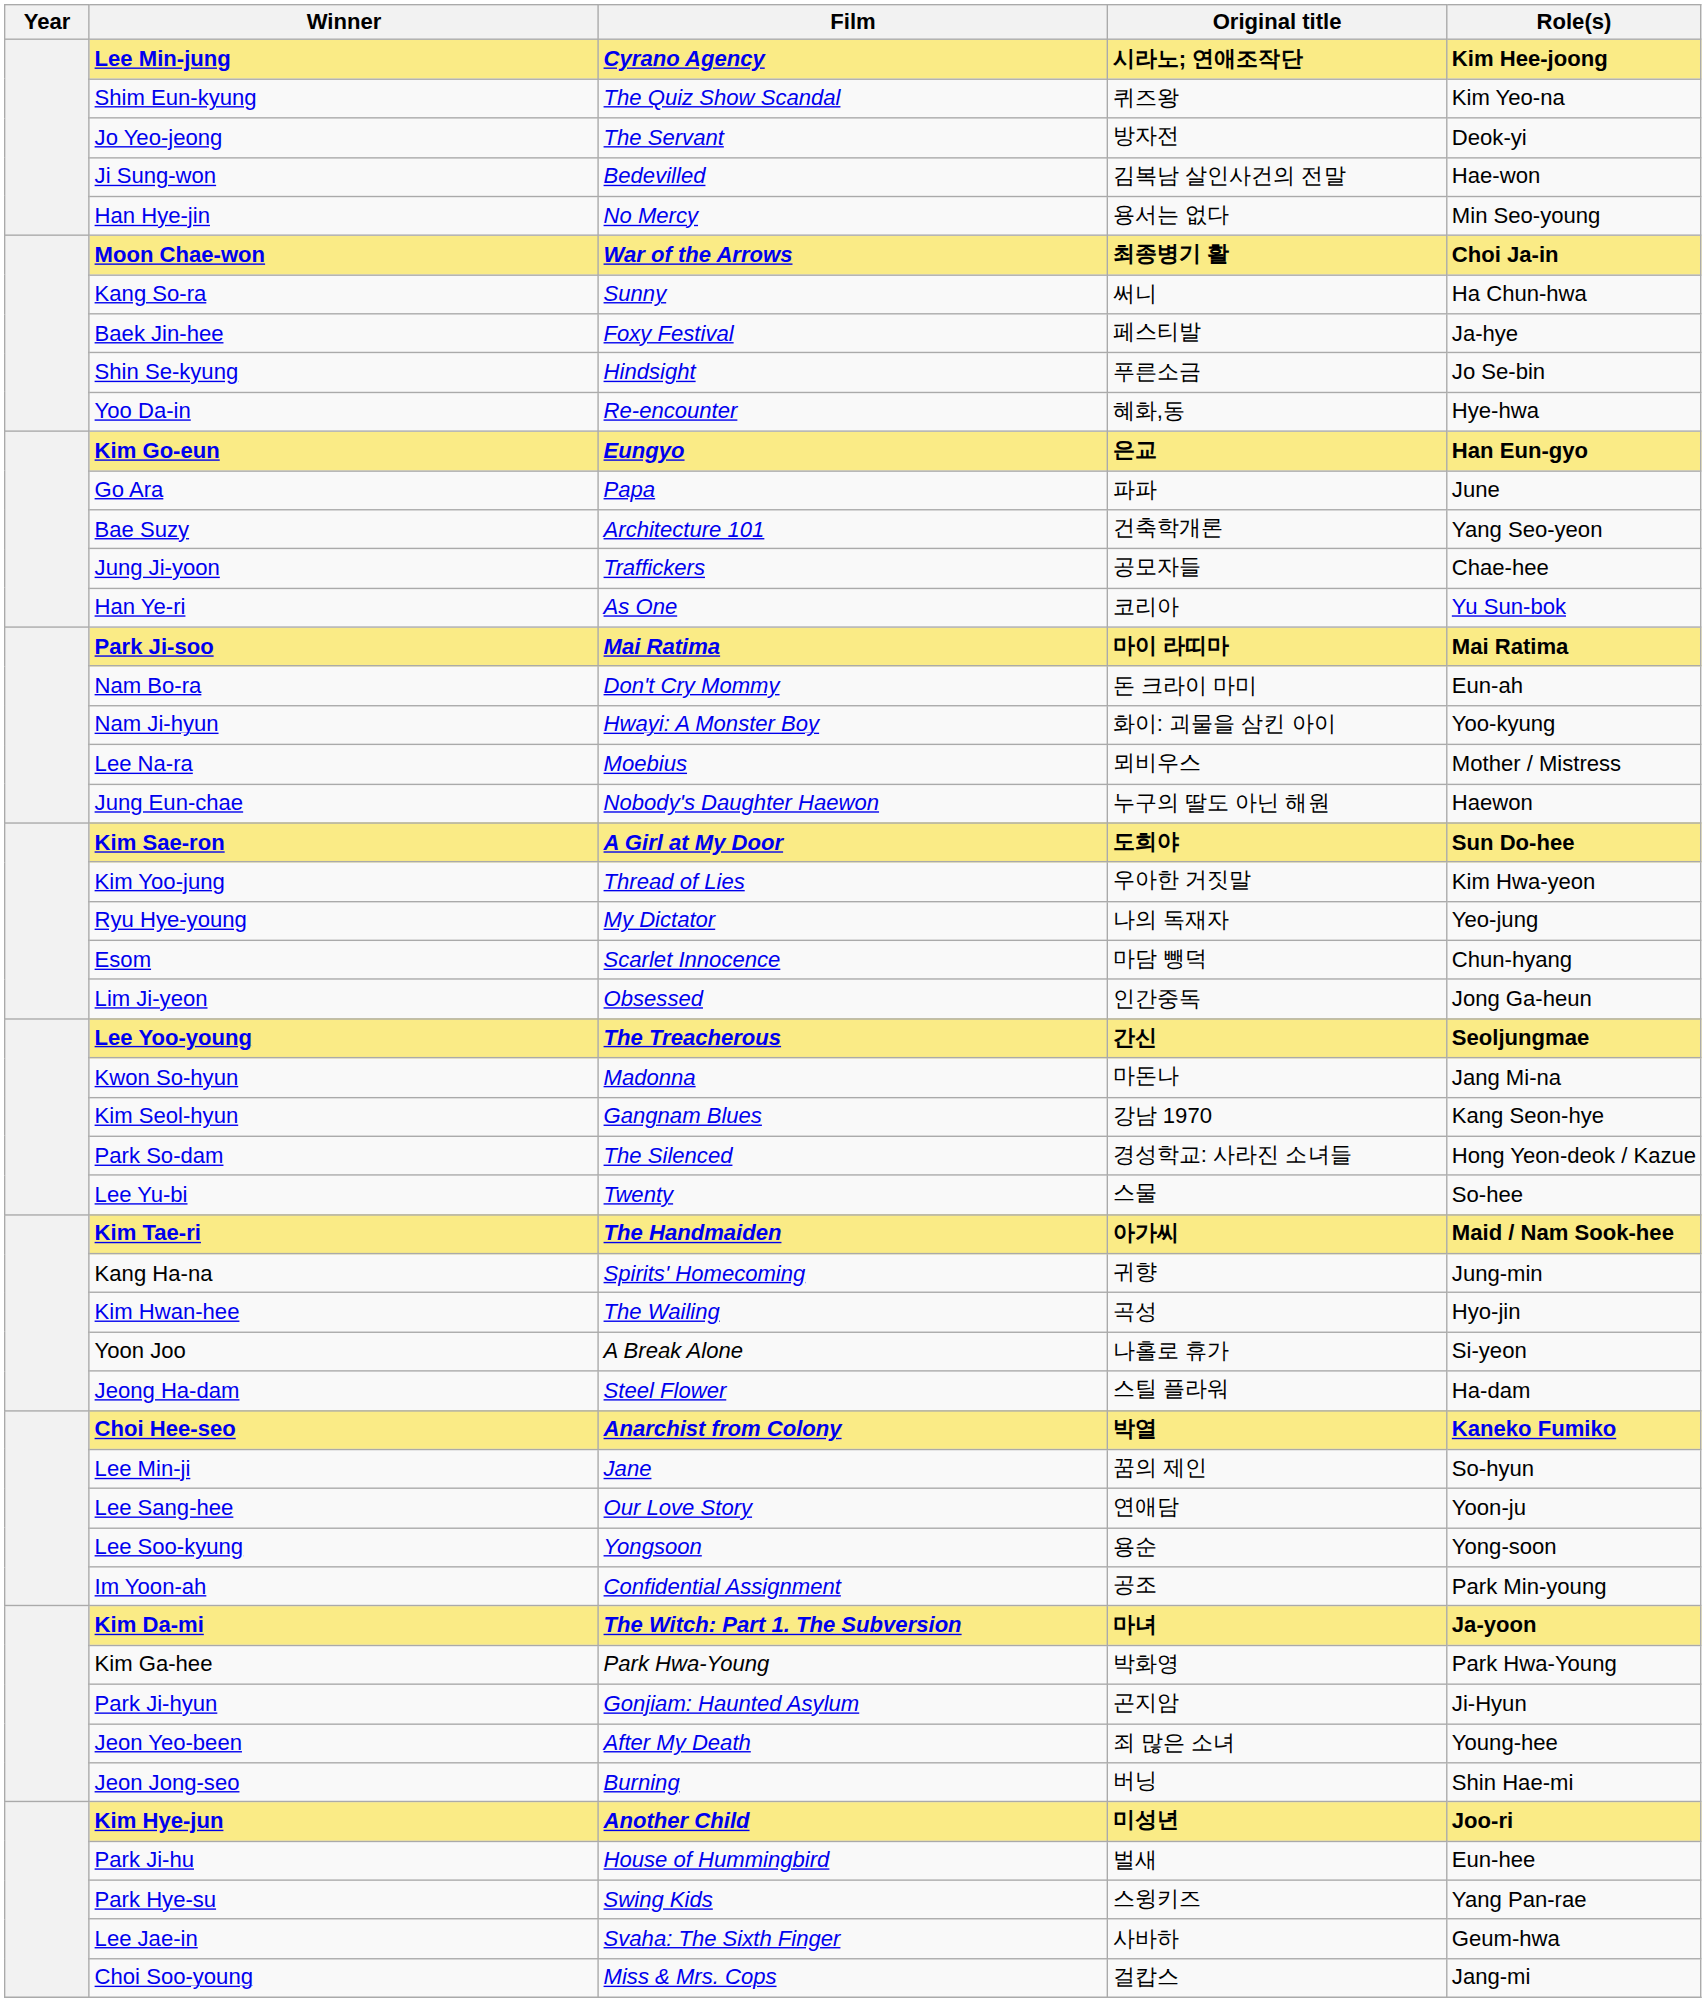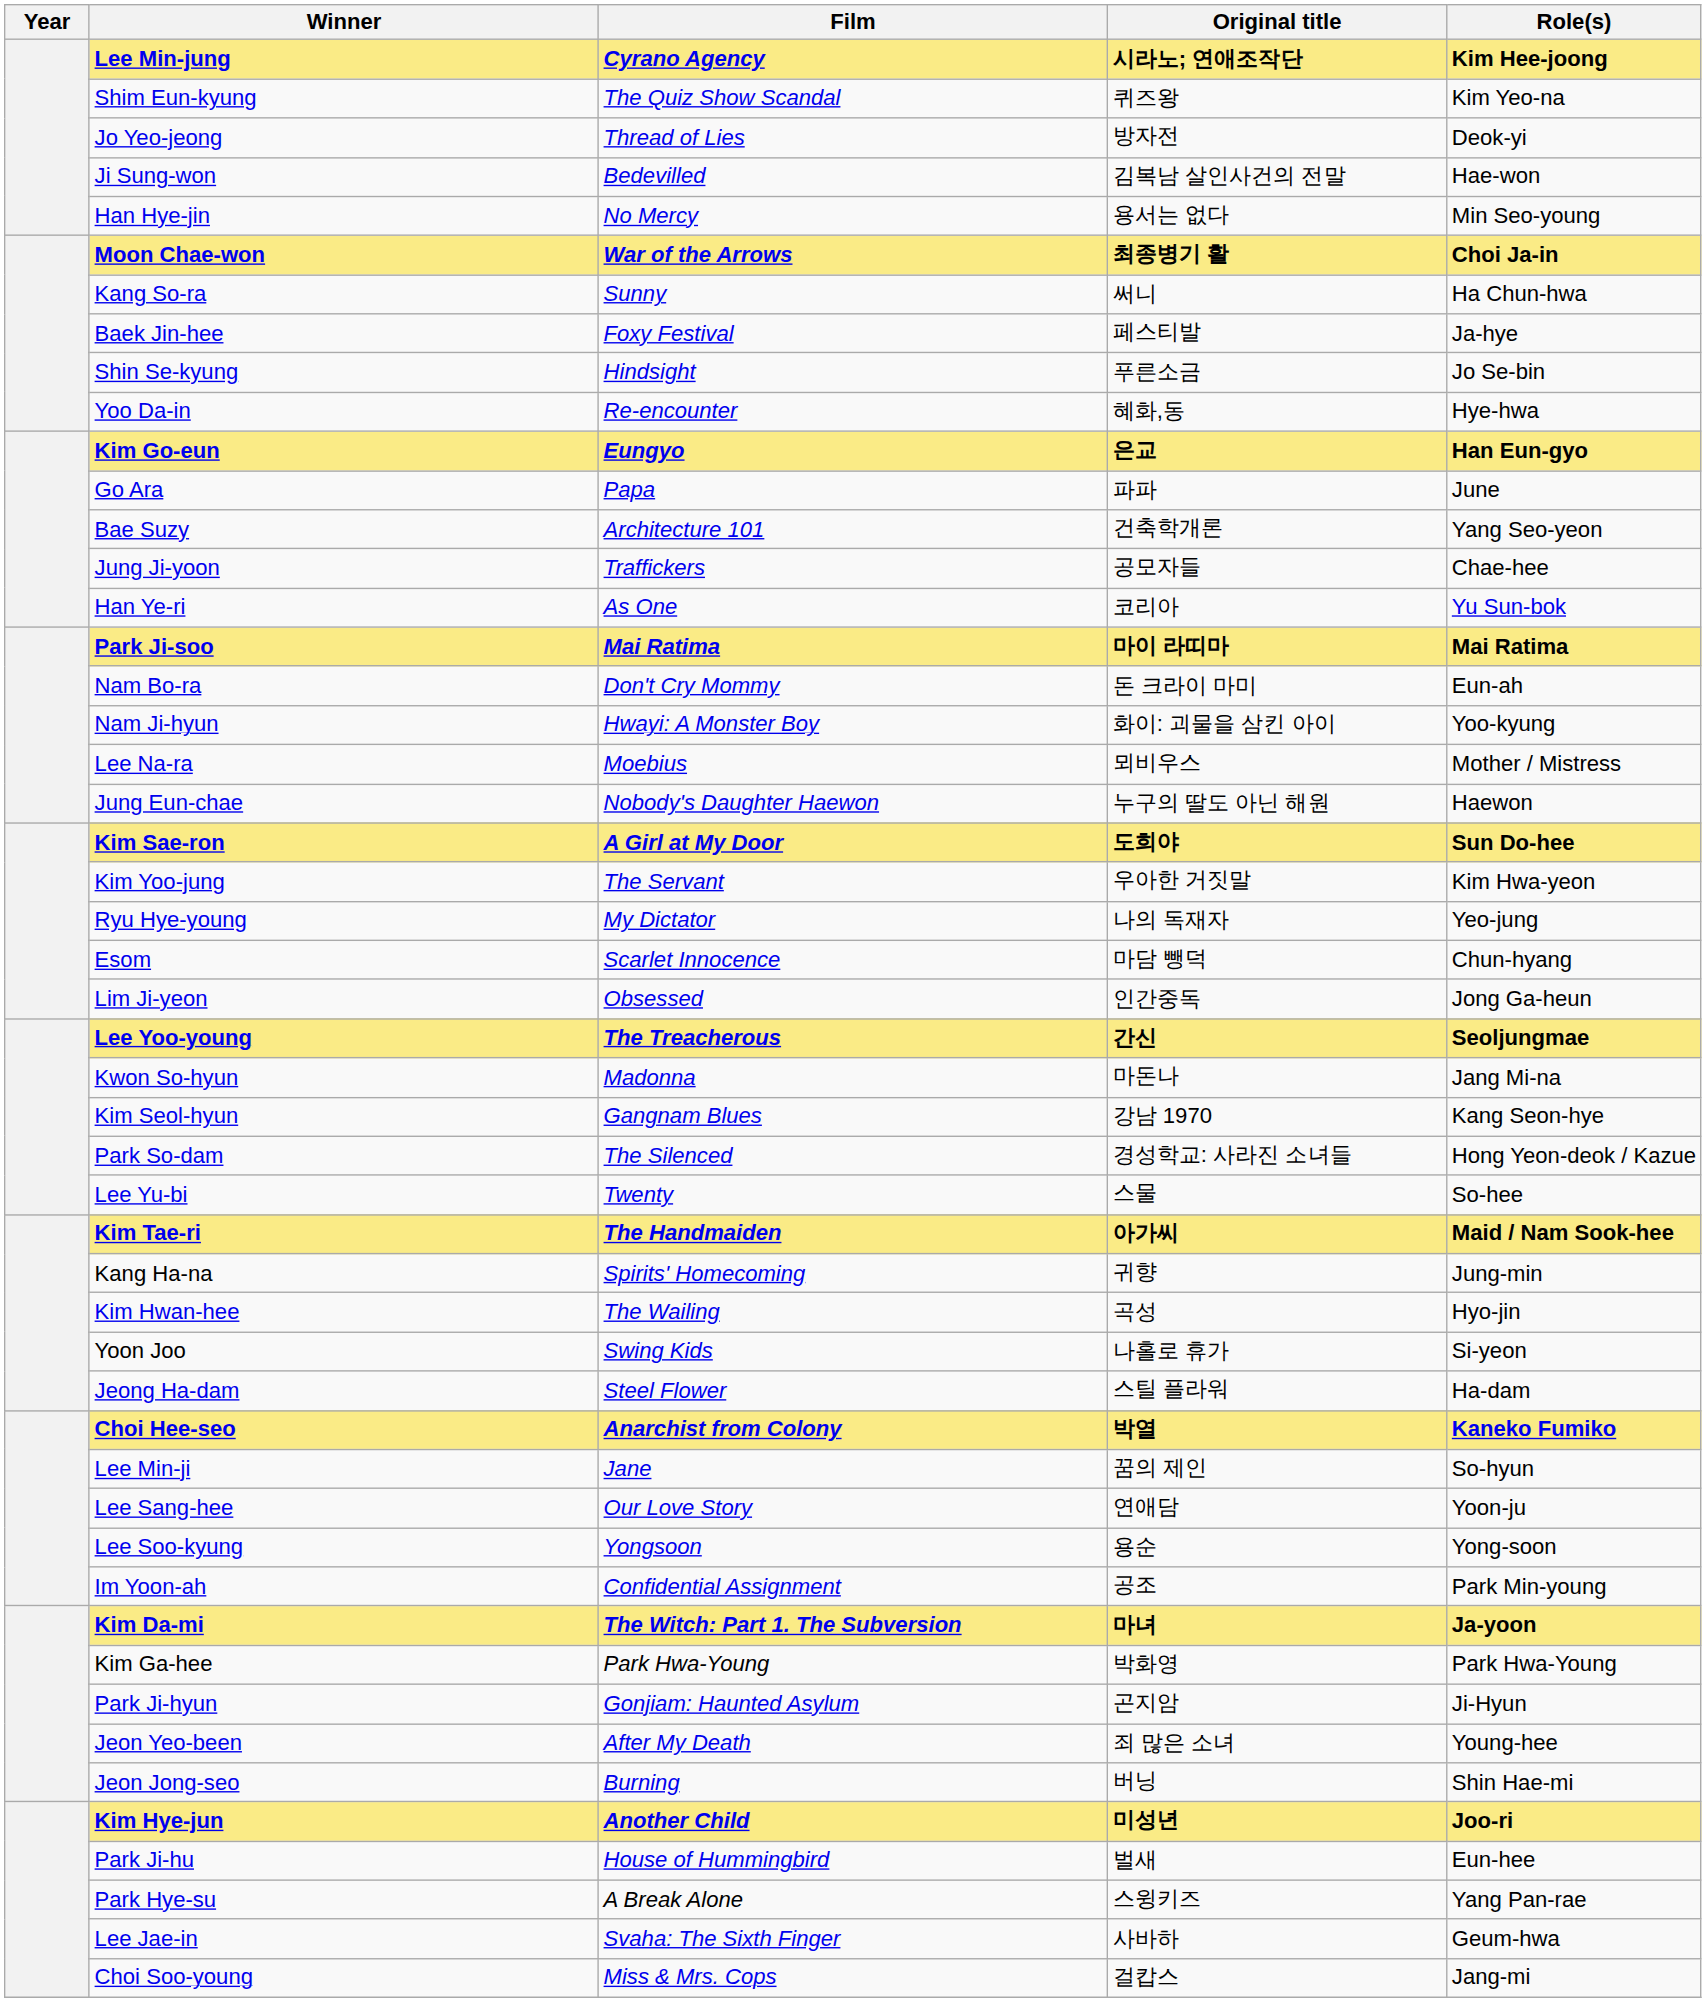(664, 137) The Servant -> (674, 137) Thread of Lies
(674, 881) Thread of Lies -> (664, 881) The Servant
(673, 1351) A Break Alone -> (658, 1351) Swing Kids
(658, 1899) Swing Kids -> (673, 1899) A Break Alone
